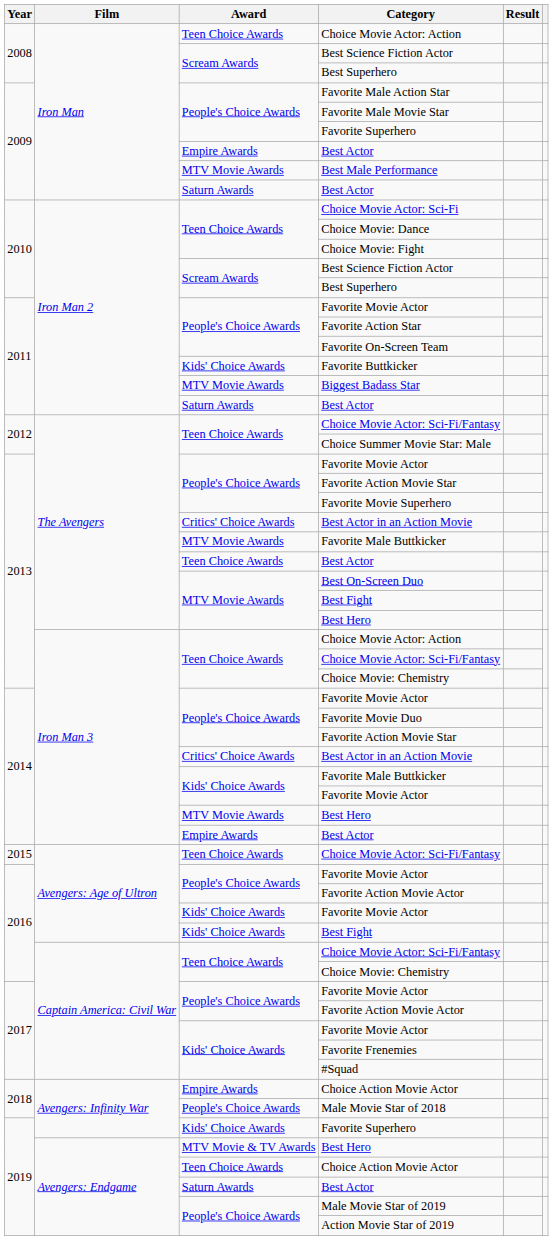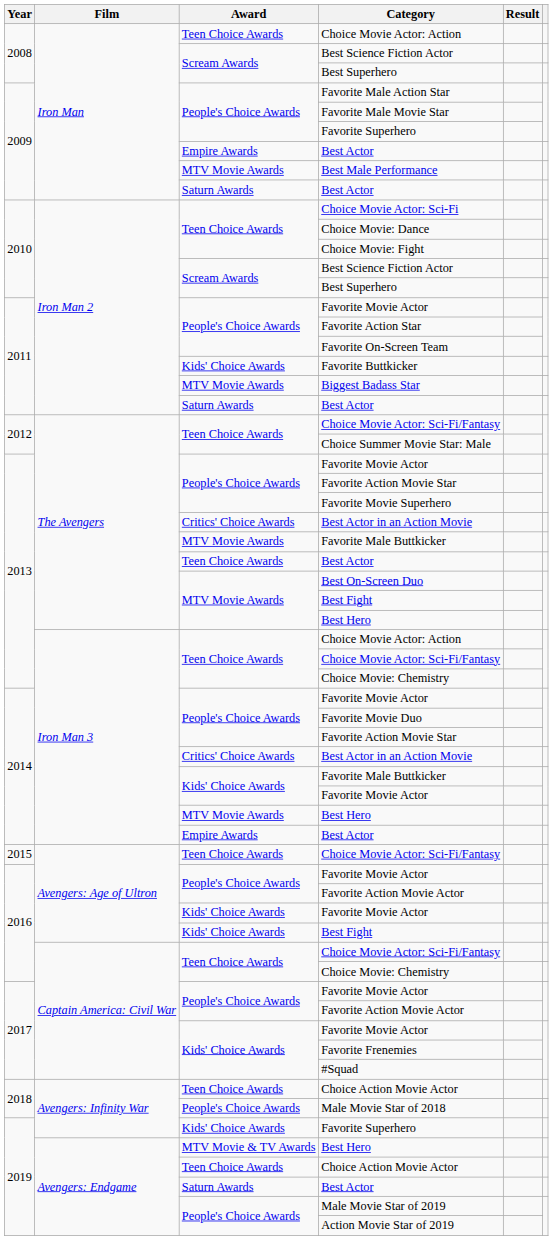(220, 1088) Empire Awards -> (232, 1088) Teen Choice Awards
